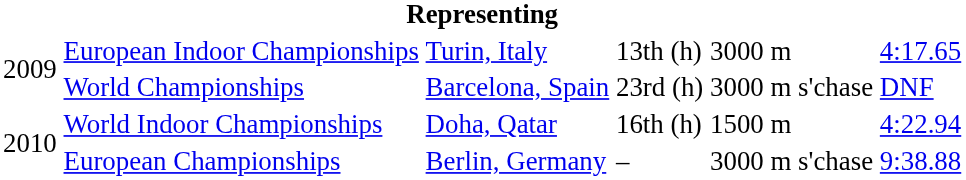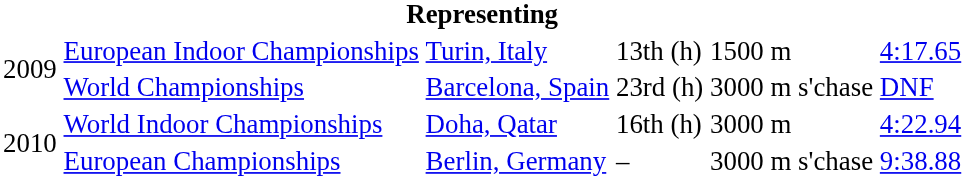(751, 50) 3000 m -> (751, 50) 1500 m
(751, 124) 1500 m -> (751, 124) 3000 m
